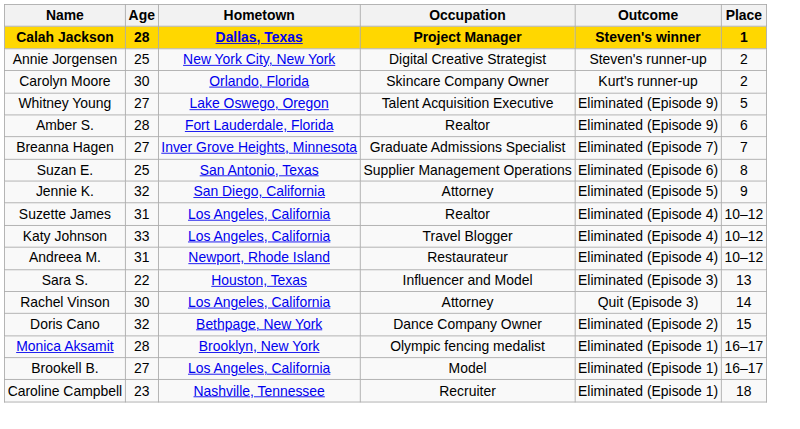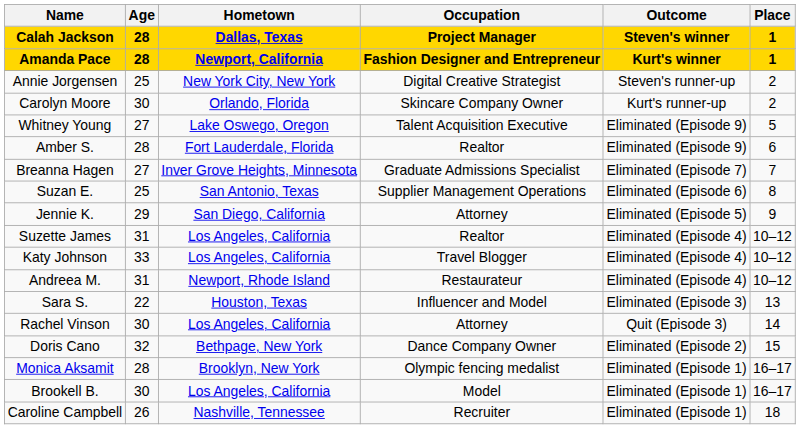+ row: (65, 59)
(142, 192) 32 -> (142, 214) 29
(142, 368) 27 -> (142, 390) 30
(142, 390) 23 -> (142, 412) 26
